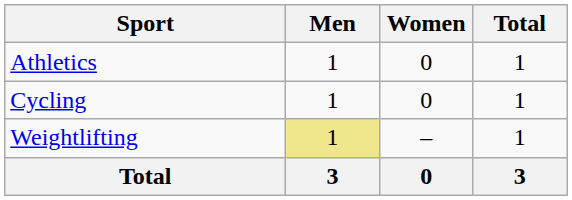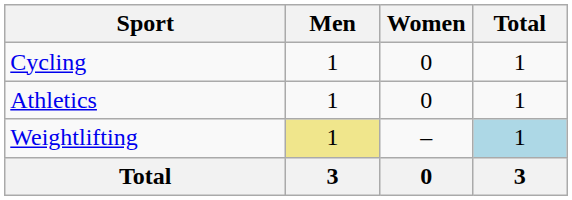rows swapped: (54, 61) <-> (48, 99)
(520, 137) no background -> (520, 137) lightblue background
